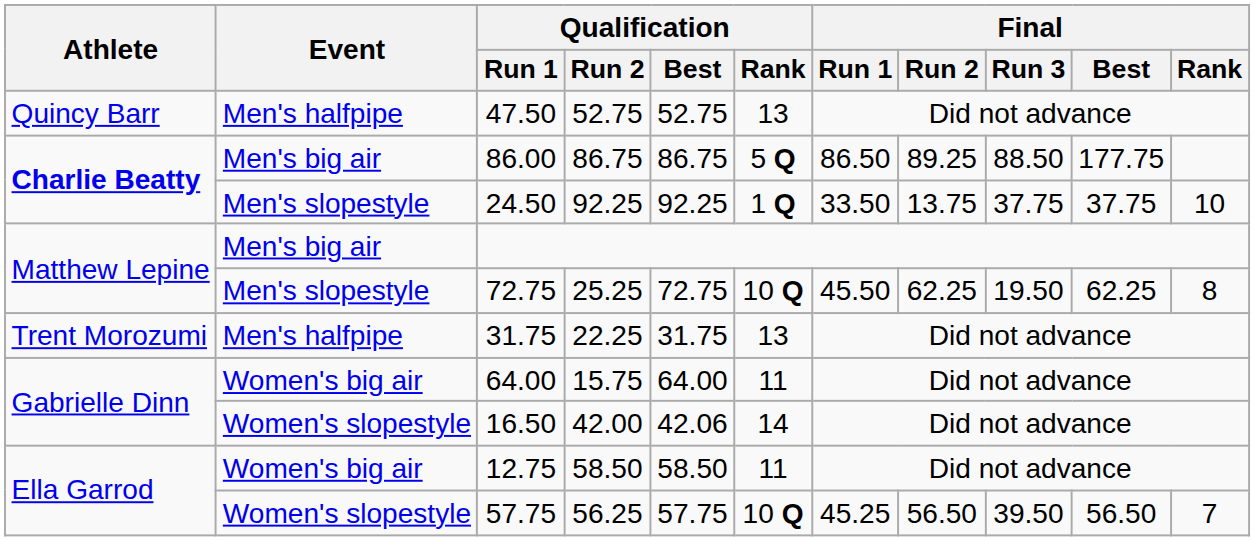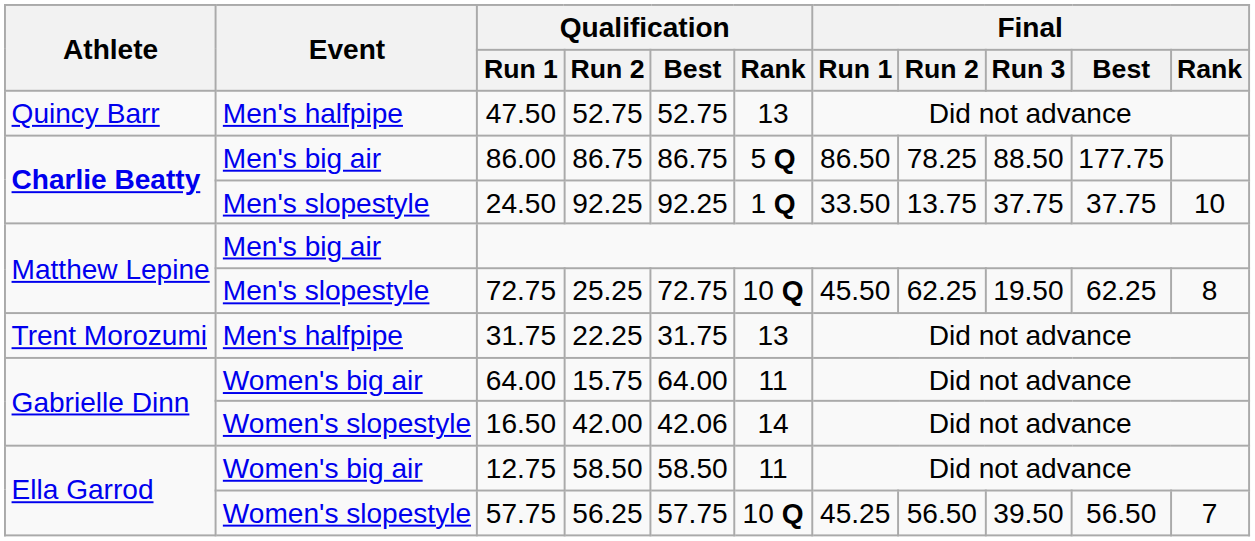(942, 158) 89.25 -> (942, 158) 78.25
